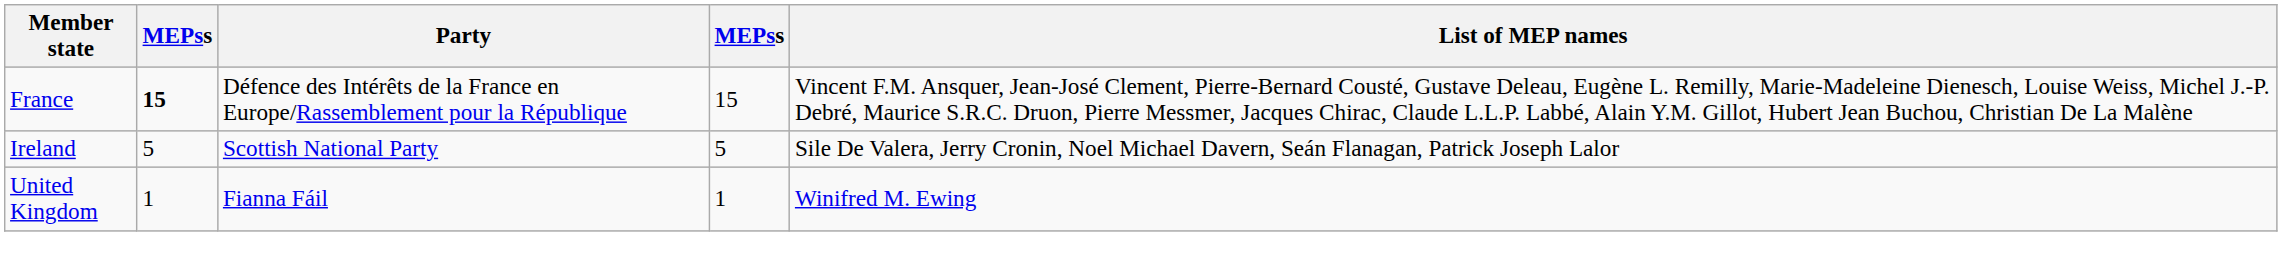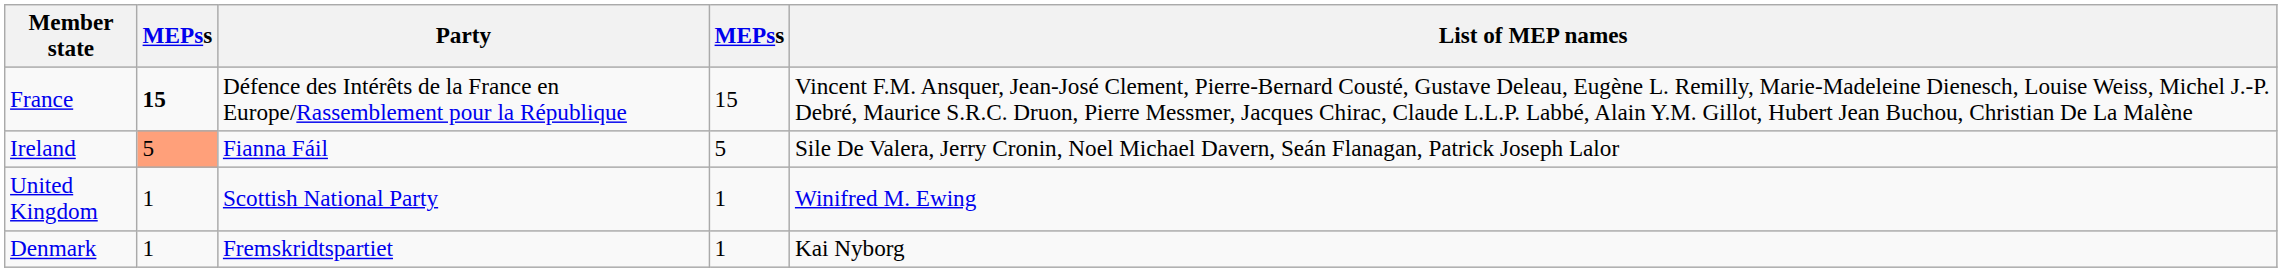(148, 148) no background -> (148, 148) lightsalmon background
(331, 148) Scottish National Party -> (275, 148) Fianna Fáil
(275, 198) Fianna Fáil -> (331, 198) Scottish National Party
+ row: (53, 248)
